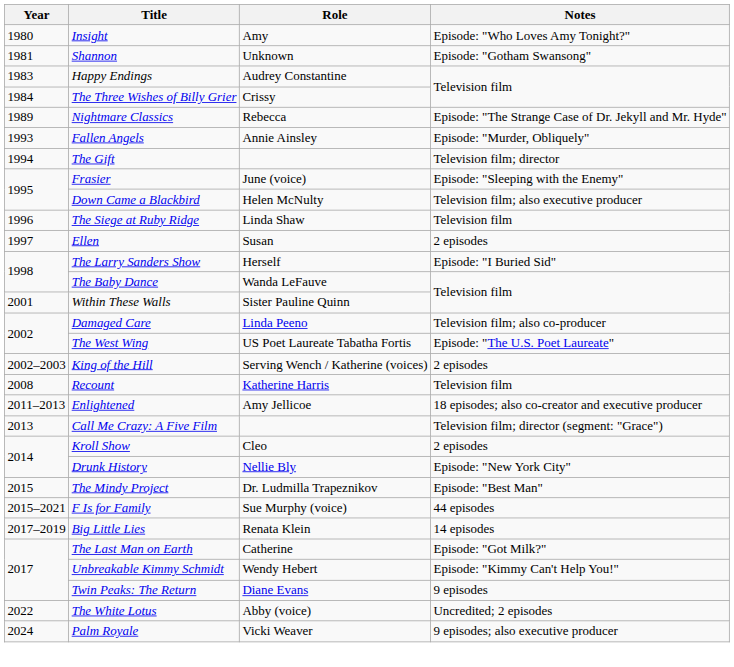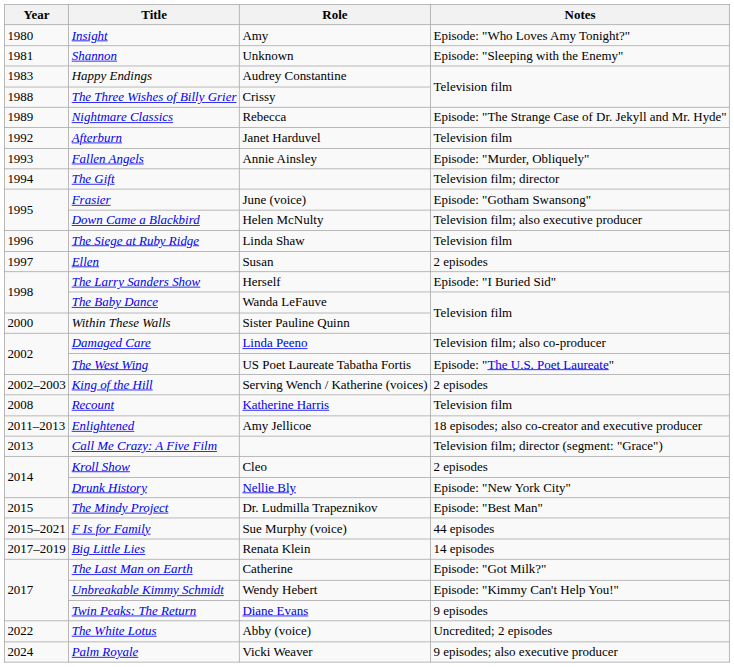(512, 55) Episode: "Gotham Swansong" -> (528, 55) Episode: "Sleeping with the Enemy"
(20, 96) 1984 -> (20, 96) 1988
+ row: (97, 138)
(528, 179) Episode: "Sleeping with the Enemy" -> (512, 199) Episode: "Gotham Swansong"
(20, 302) 2001 -> (20, 323) 2000
